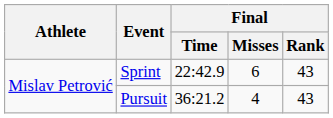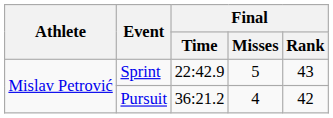(255, 72) 6 -> (255, 72) 5
(305, 99) 43 -> (305, 99) 42
